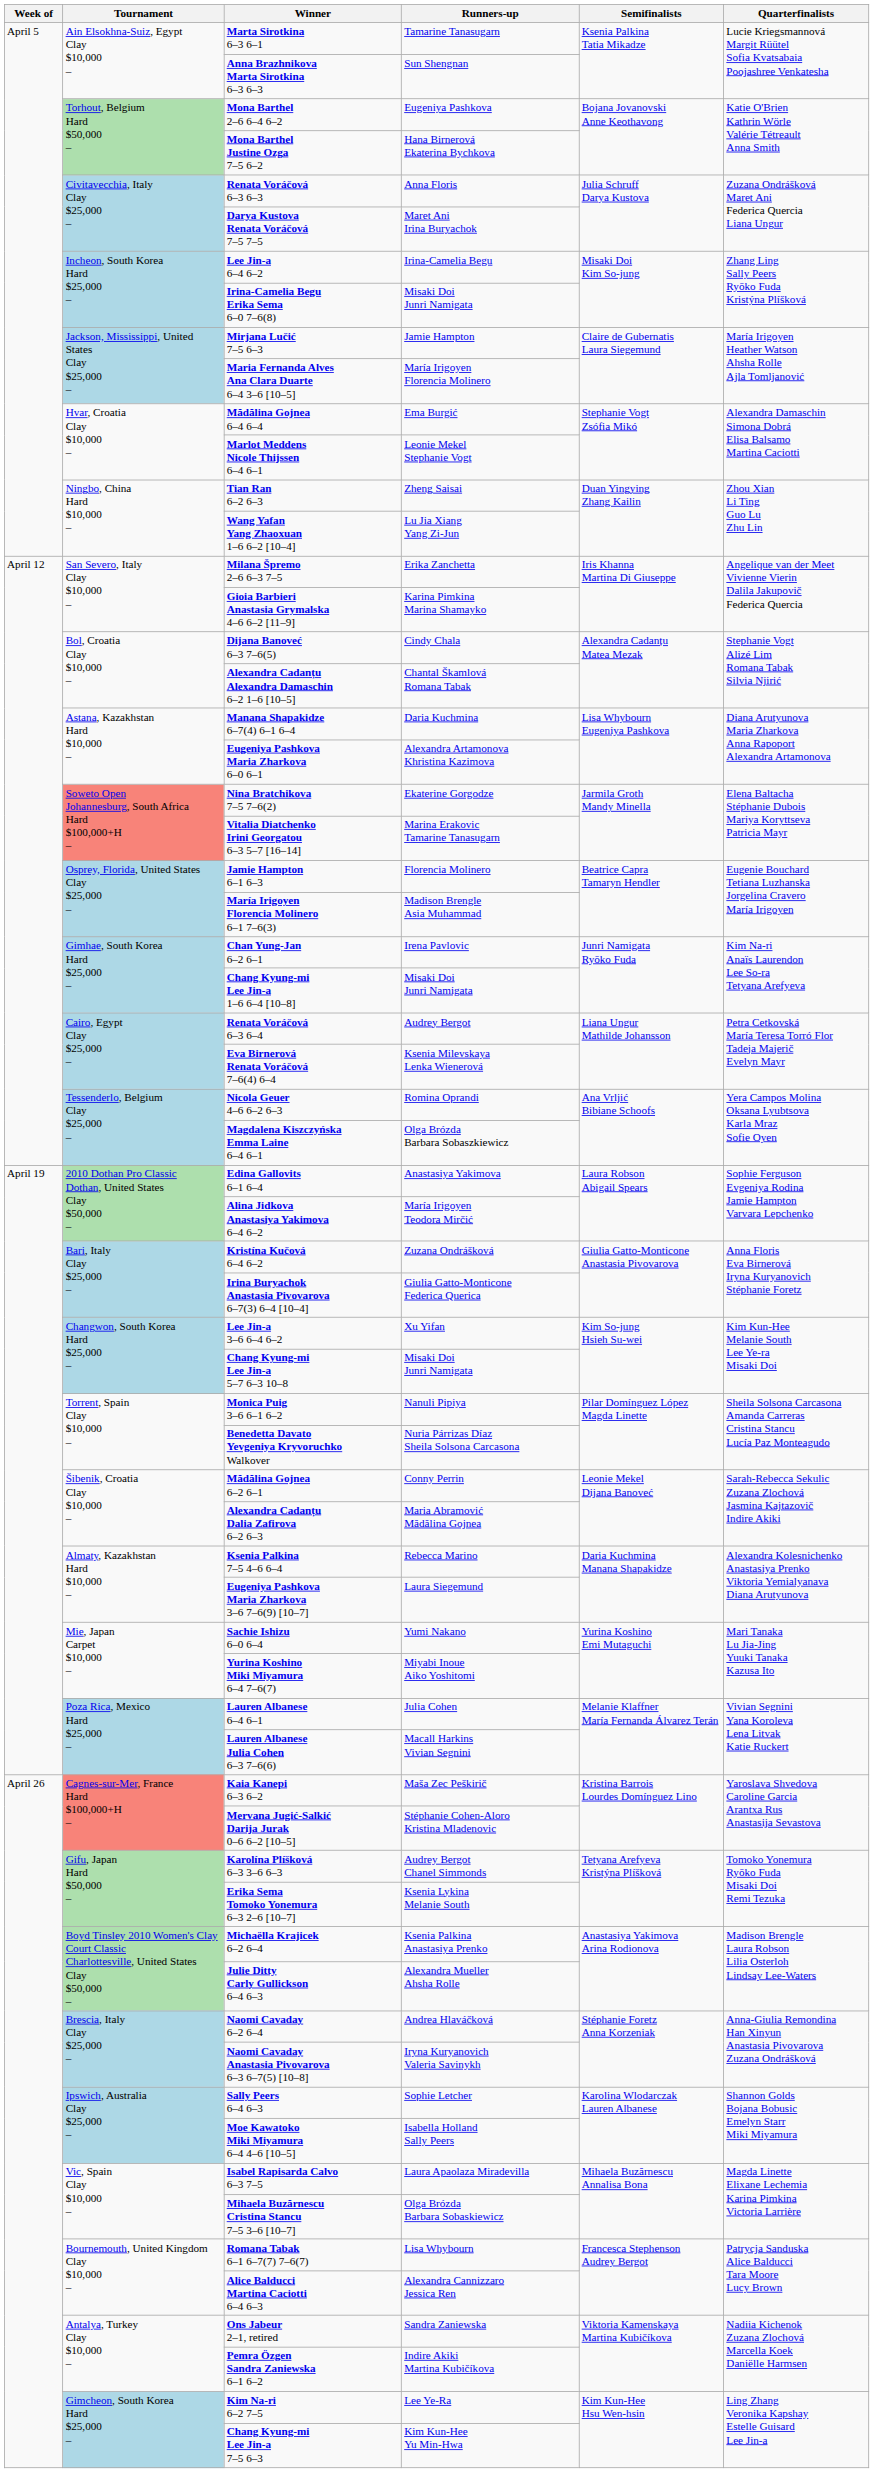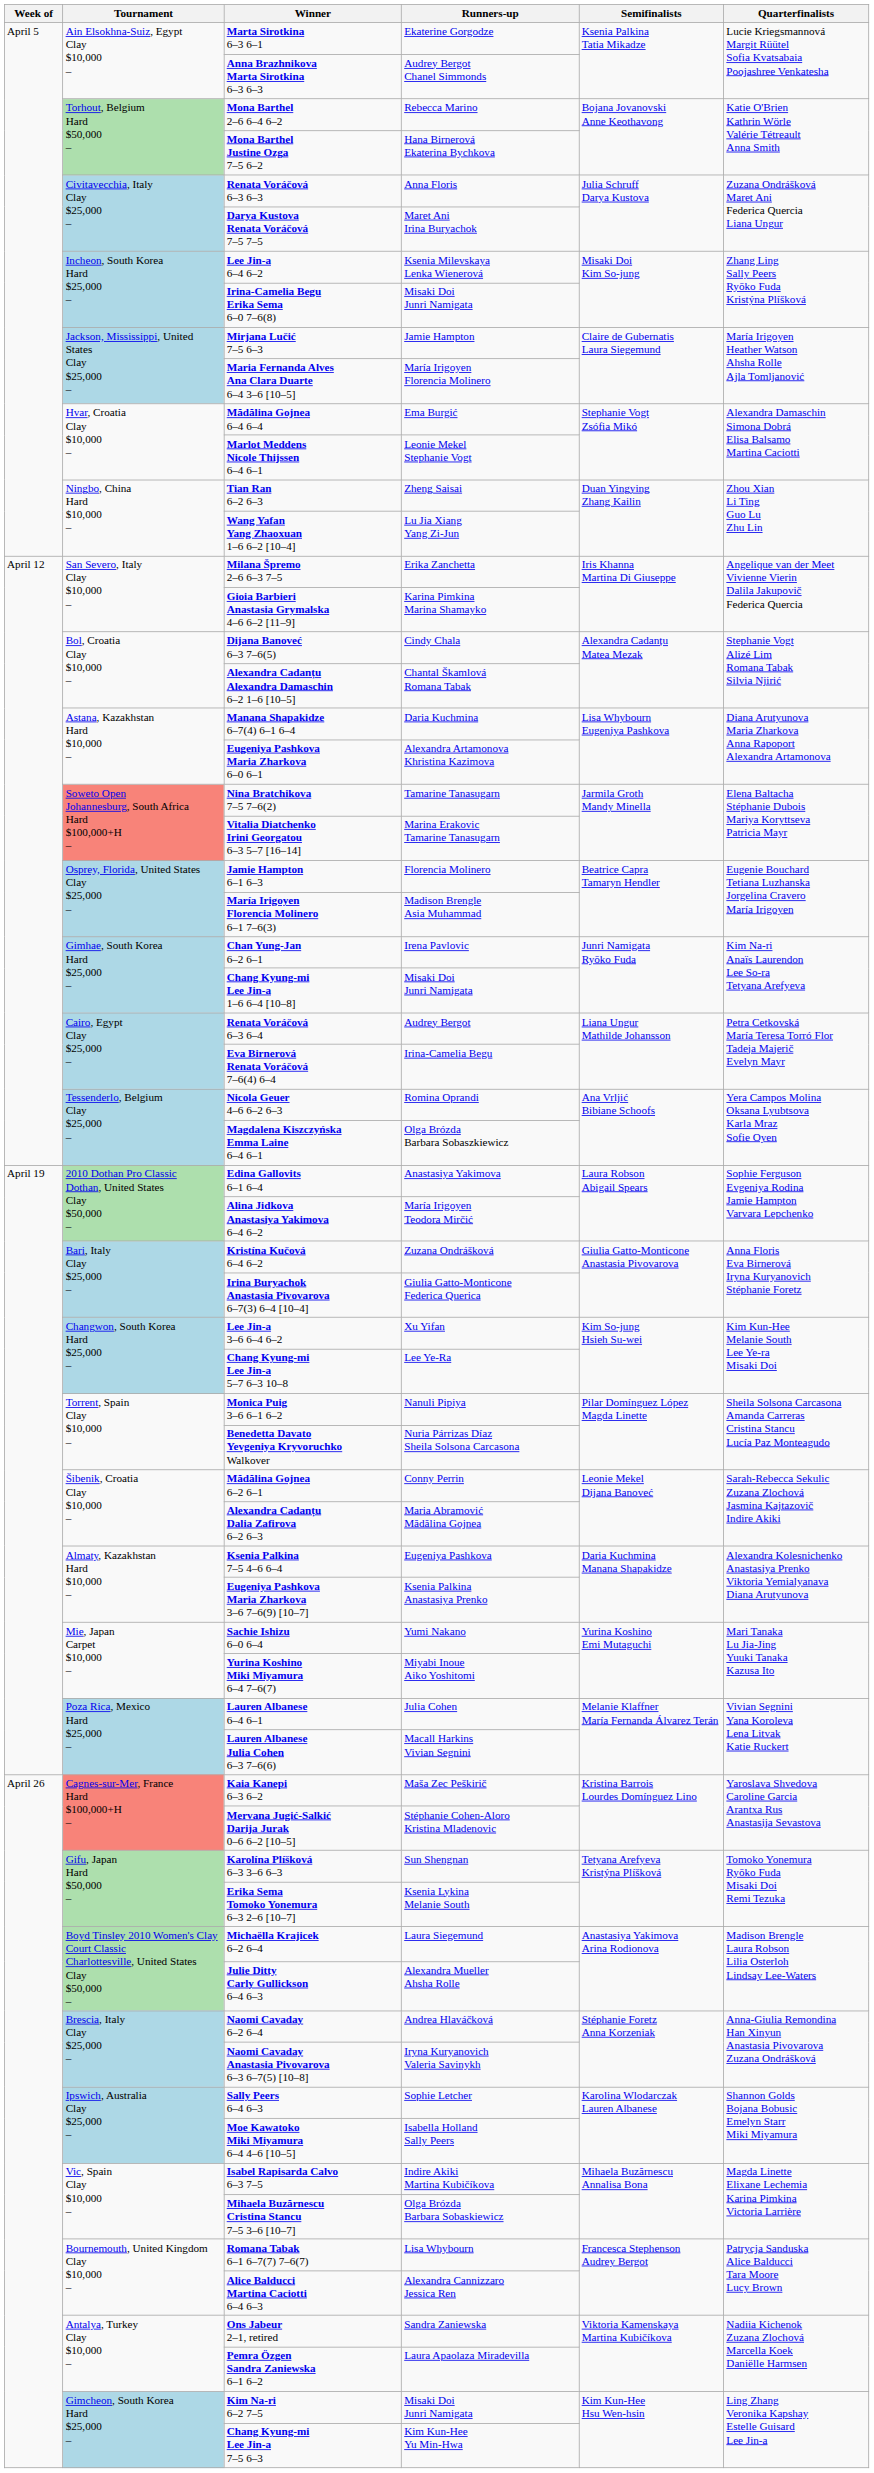(452, 31) Tamarine Tanasugarn -> (449, 31) Ekaterine Gorgodze
(436, 63) Sun Shengnan -> (445, 69) Audrey Bergot Chanel Simmonds
(448, 107) Eugeniya Pashkova -> (441, 107) Rebecca Marino
(448, 260) Irina-Camelia Begu -> (447, 266) Ksenia Milevskaya Lenka Wienerová
(449, 793) Ekaterine Gorgodze -> (452, 793) Tamarine Tanasugarn
(447, 1059) Ksenia Milevskaya Lenka Wienerová -> (448, 1053) Irina-Camelia Begu
(438, 1364) Misaki Doi Junri Namigata -> (428, 1357) Lee Ye-Ra
(441, 1554) Rebecca Marino -> (448, 1554) Eugeniya Pashkova
(444, 1586) Laura Siegemund -> (446, 1592) Ksenia Palkina Anastasiya Prenko
(445, 1866) Audrey Bergot Chanel Simmonds -> (436, 1859) Sun Shengnan
(446, 1942) Ksenia Palkina Anastasiya Prenko -> (444, 1935) Laura Siegemund
(467, 2171) Laura Apaolaza Miradevilla -> (449, 2178) Indire Akiki Martina Kubičíkova
(449, 2362) Indire Akiki Martina Kubičíkova -> (467, 2355) Laura Apaolaza Miradevilla
(428, 2400) Lee Ye-Ra -> (438, 2406) Misaki Doi Junri Namigata
